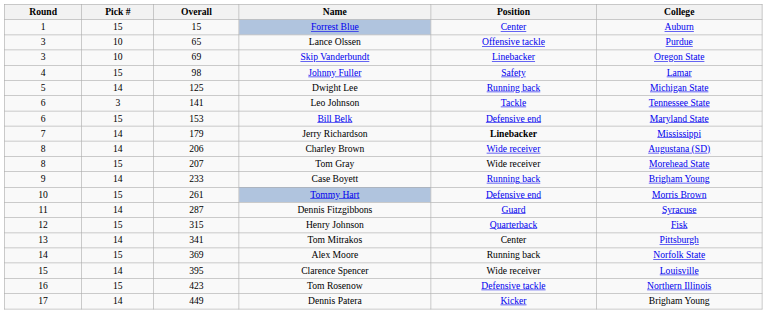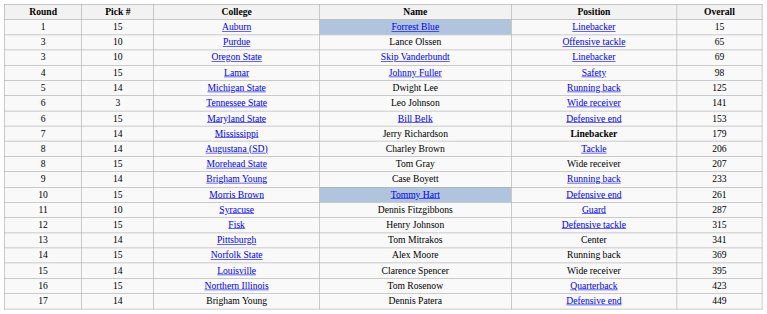columns swapped: (196, 12) <-> (679, 12)
(513, 27) Center -> (594, 27) Linebacker
(513, 103) Tackle -> (594, 103) Wide receiver
(513, 149) Wide receiver -> (594, 149) Tackle
(118, 210) 14 -> (118, 210) 10
(513, 225) Quarterback -> (594, 225) Defensive tackle
(513, 286) Defensive tackle -> (594, 286) Quarterback
(513, 301) Kicker -> (594, 301) Defensive end
